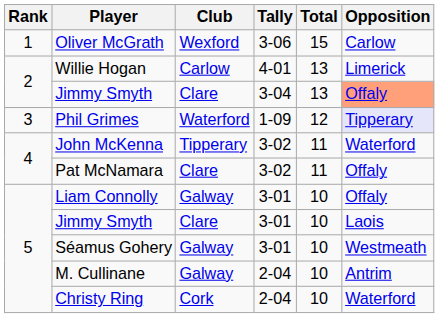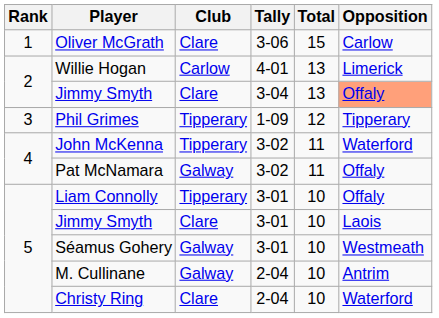(209, 42) Wexford -> (199, 42) Clare
(215, 119) Waterford -> (213, 119) Tipperary
(379, 119) lavender background -> (376, 119) no background
(199, 171) Clare -> (206, 171) Galway
(206, 196) Galway -> (213, 196) Tipperary
(196, 299) Cork -> (199, 299) Clare
